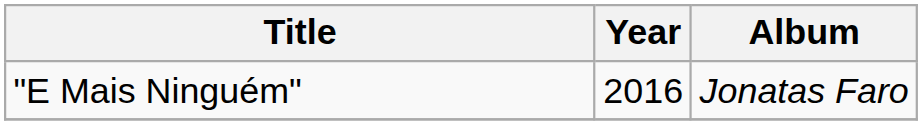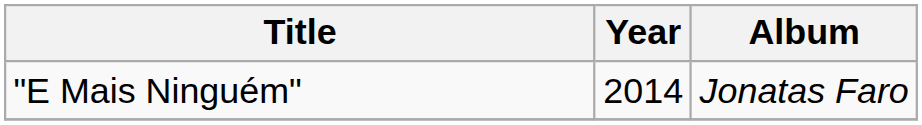(643, 89) 2016 -> (643, 89) 2014
